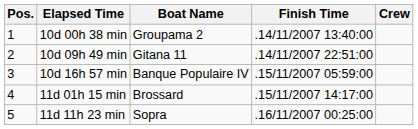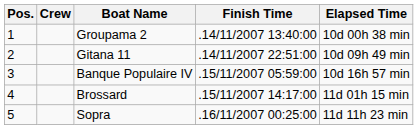columns swapped: (394, 14) <-> (83, 14)
